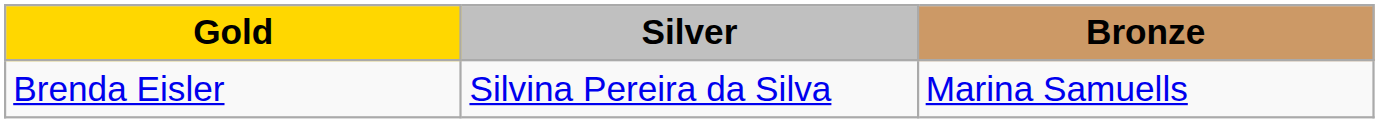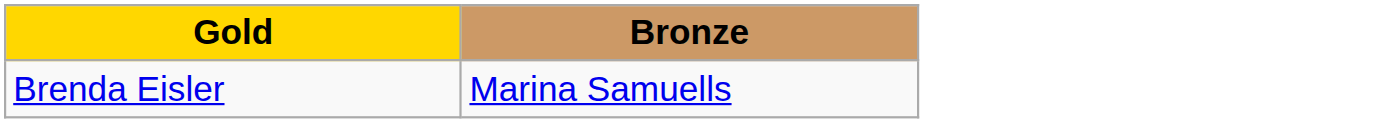- column: (689, 32)
